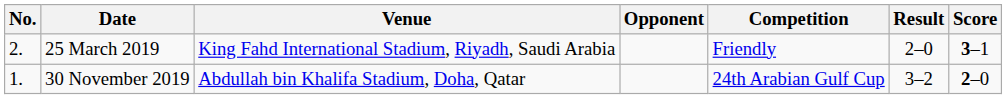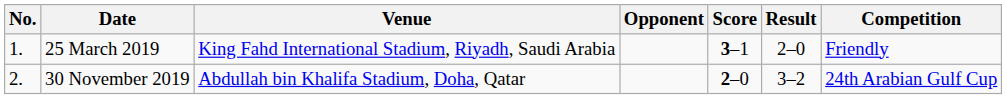columns swapped: (975, 19) <-> (799, 19)
(16, 49) 2. -> (16, 49) 1.
(16, 78) 1. -> (16, 78) 2.
